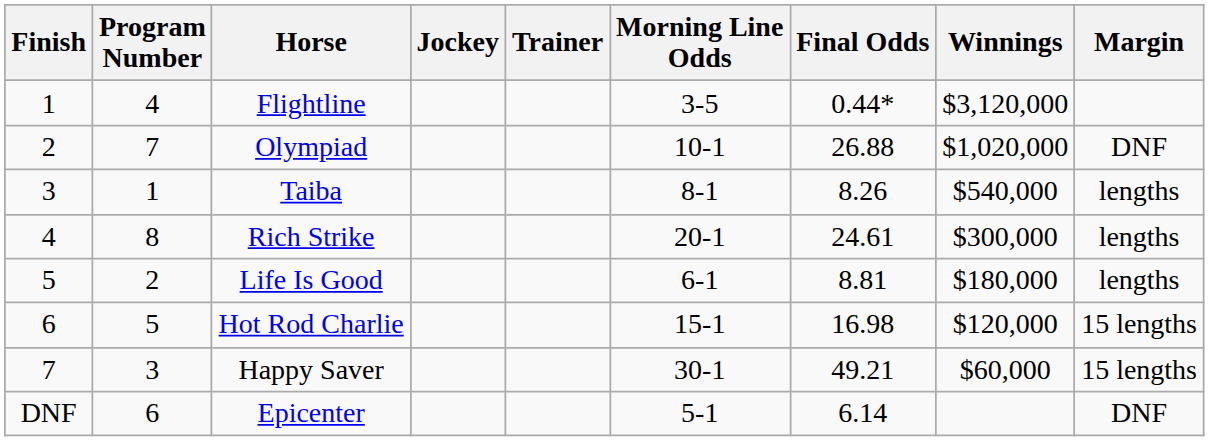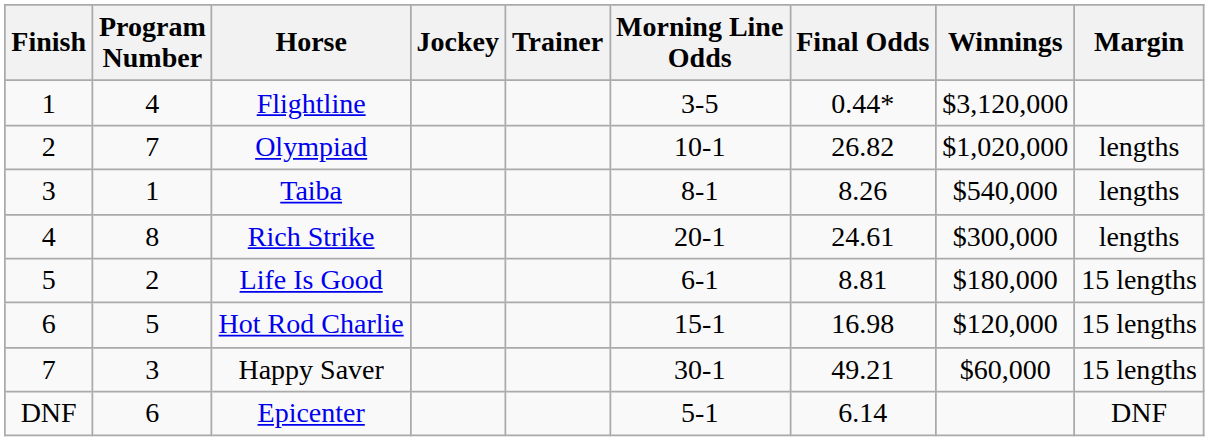(863, 147) 26.88 -> (863, 147) 26.82
(1139, 147) DNF -> (1139, 147) lengths
(1139, 280) lengths -> (1139, 280) 15 lengths
